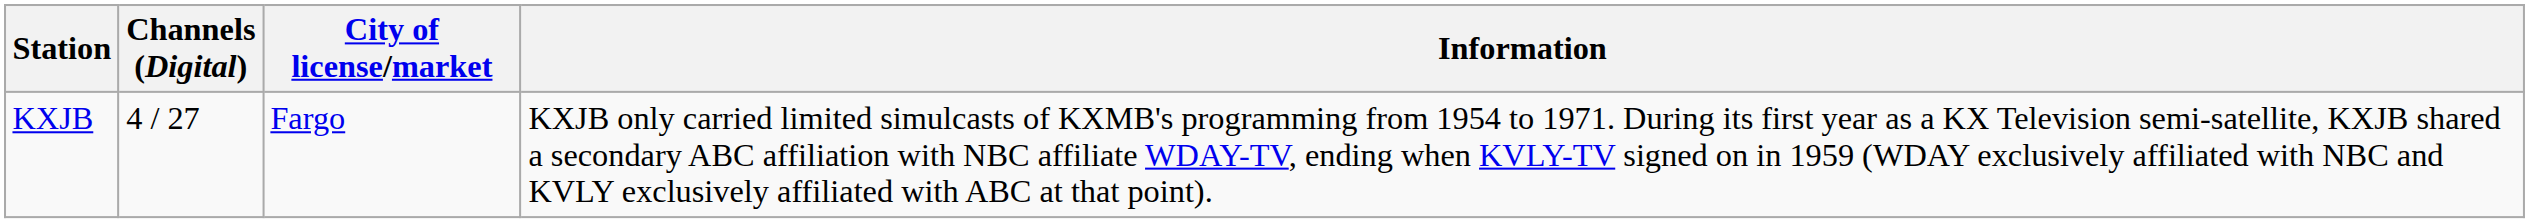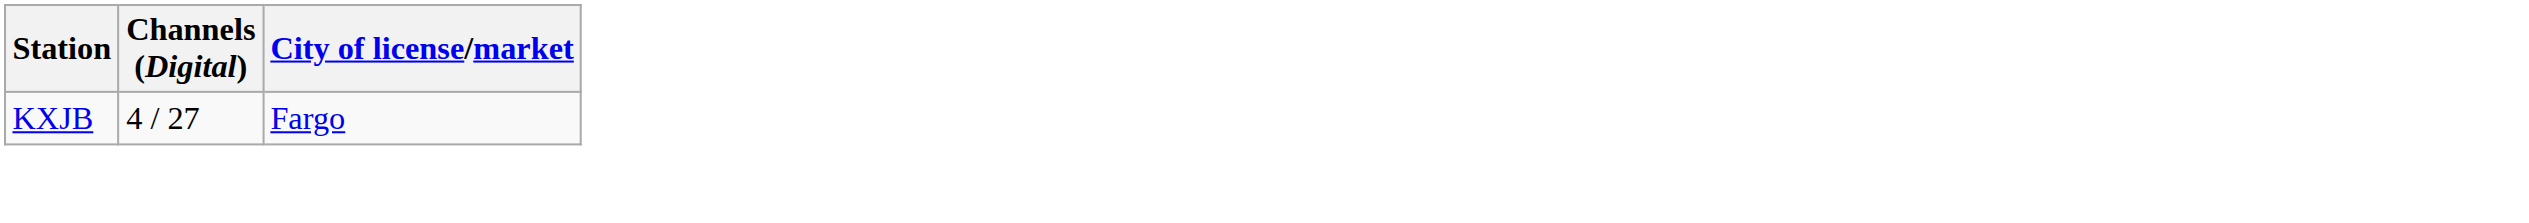- column: (1522, 48)
